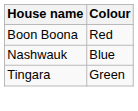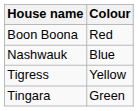+ row: (28, 75)
